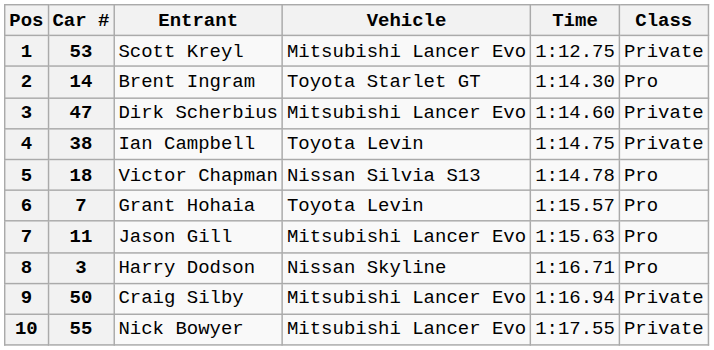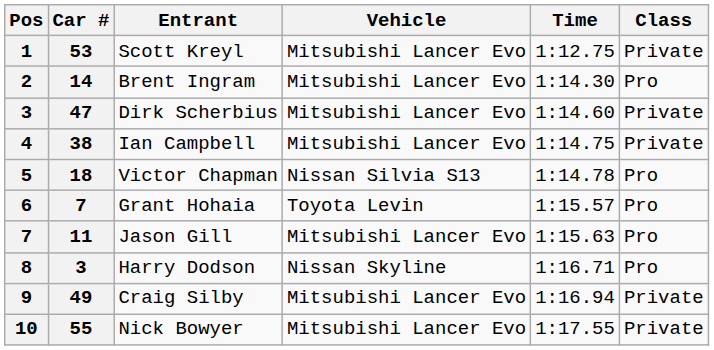(384, 82) Toyota Starlet GT -> (407, 82) Mitsubishi Lancer Evo
(355, 144) Toyota Levin -> (407, 144) Mitsubishi Lancer Evo
(81, 299) 50 -> (81, 299) 49
